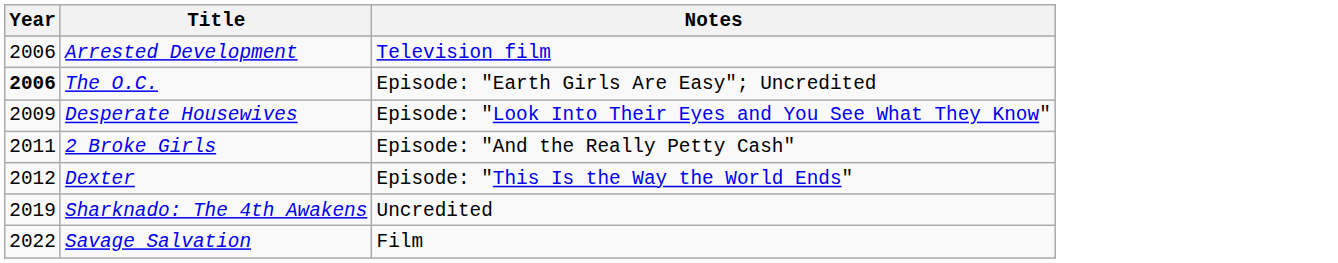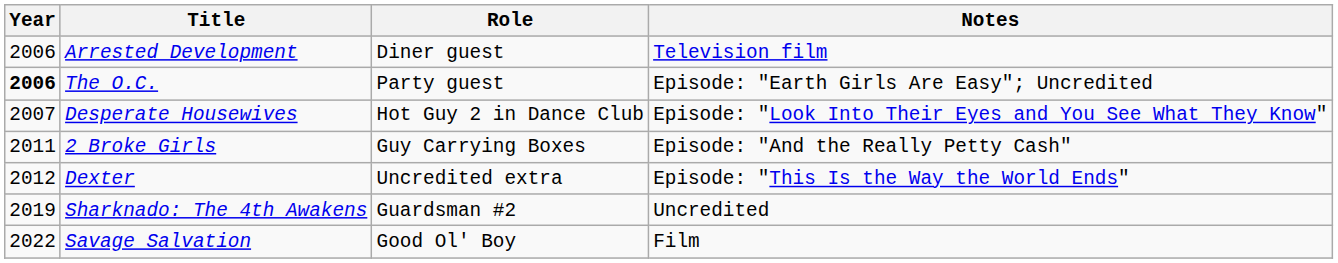+ column: (510, 21)
(33, 115) 2009 -> (33, 115) 2007
